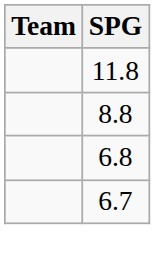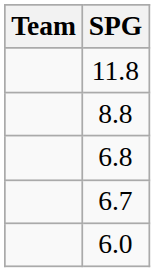+ row: (115, 244)
